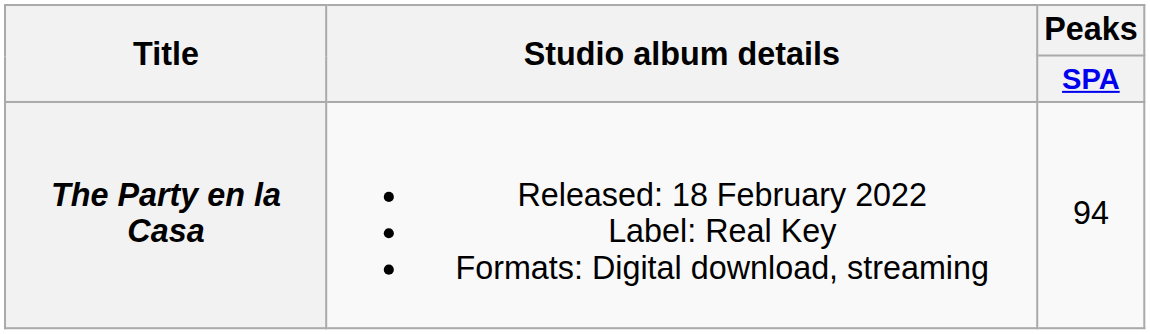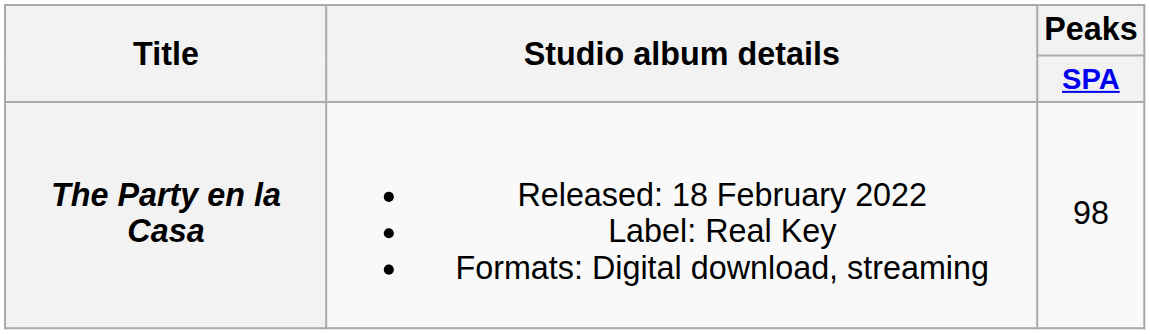(1091, 214) 94 -> (1091, 214) 98
